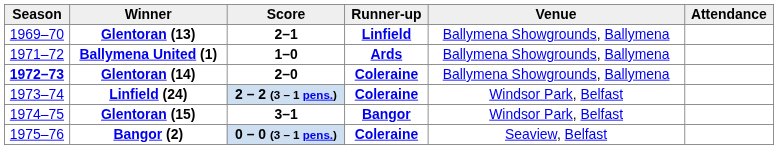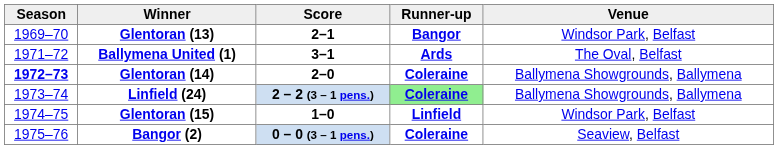- column: (729, 14)
(386, 34) Linfield -> (436, 34) Bangor
(556, 34) Ballymena Showgrounds, Ballymena -> (628, 34) Windsor Park, Belfast
(286, 54) 1–0 -> (323, 54) 3–1
(556, 54) Ballymena Showgrounds, Ballymena -> (628, 54) The Oval, Belfast
(386, 94) no background -> (436, 94) lightgreen background
(556, 94) Windsor Park, Belfast -> (628, 94) Ballymena Showgrounds, Ballymena
(286, 114) 3–1 -> (323, 114) 1–0
(386, 114) Bangor -> (436, 114) Linfield
